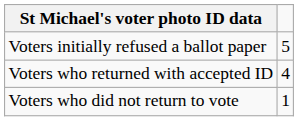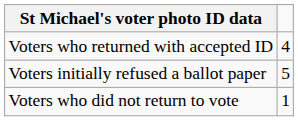rows swapped: (137, 45) <-> (141, 73)
